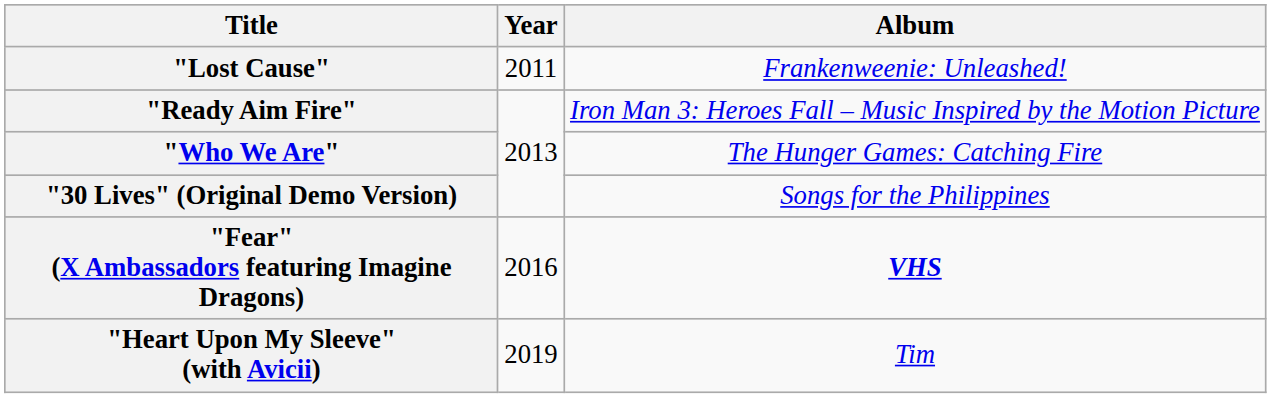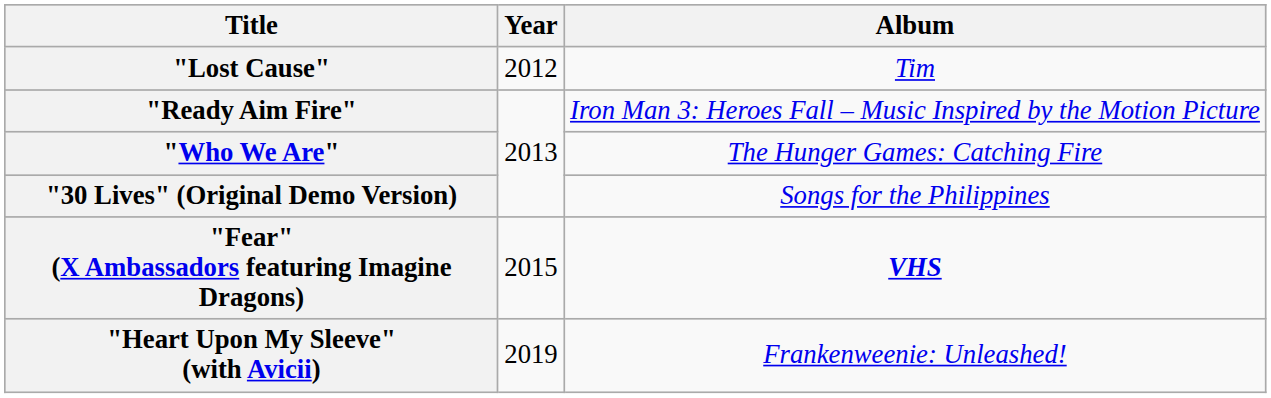(531, 68) 2011 -> (531, 68) 2012
(915, 68) Frankenweenie: Unleashed! -> (915, 68) Tim
(531, 267) 2016 -> (531, 267) 2015
(915, 355) Tim -> (915, 355) Frankenweenie: Unleashed!
